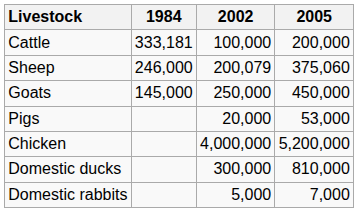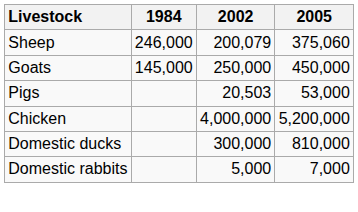- row: (29, 42)
(247, 118) 20,000 -> (247, 93) 20,503
